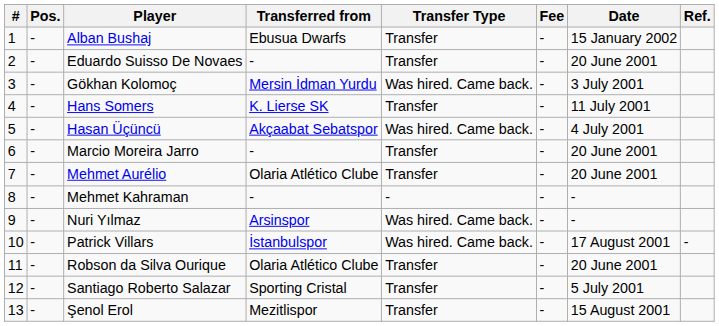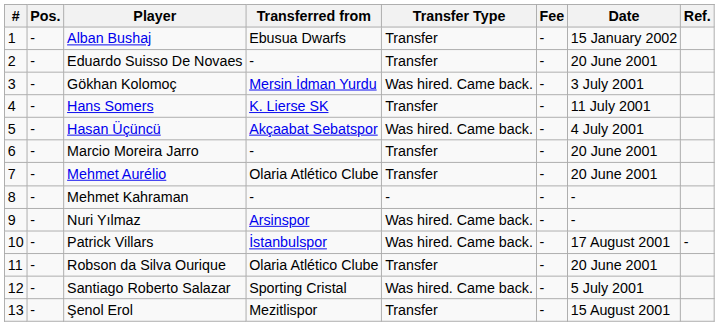(411, 287) Transfer -> (459, 287) Was hired. Came back.
